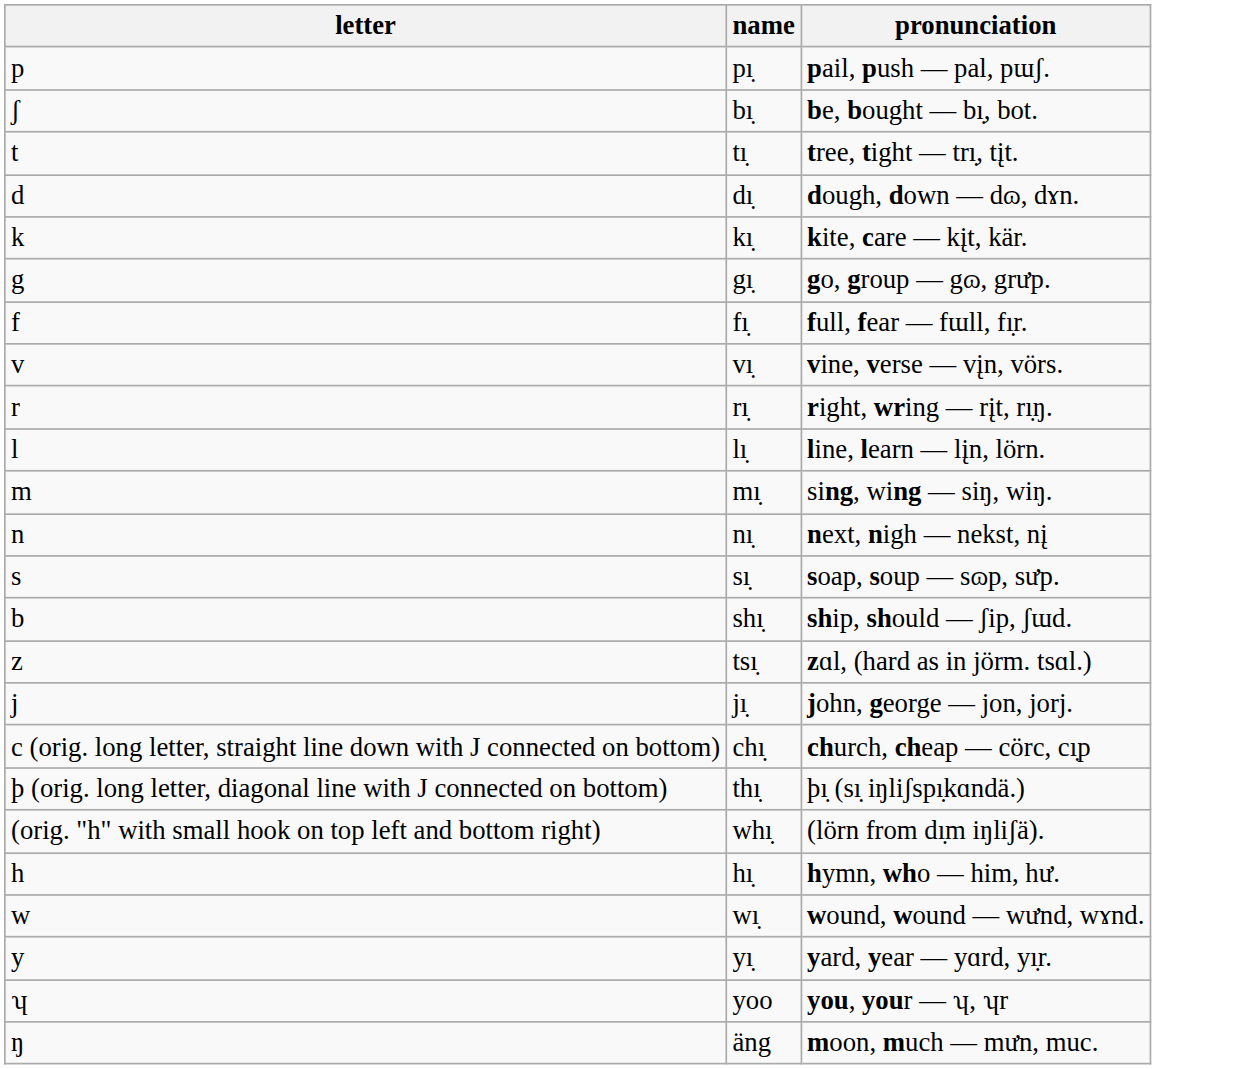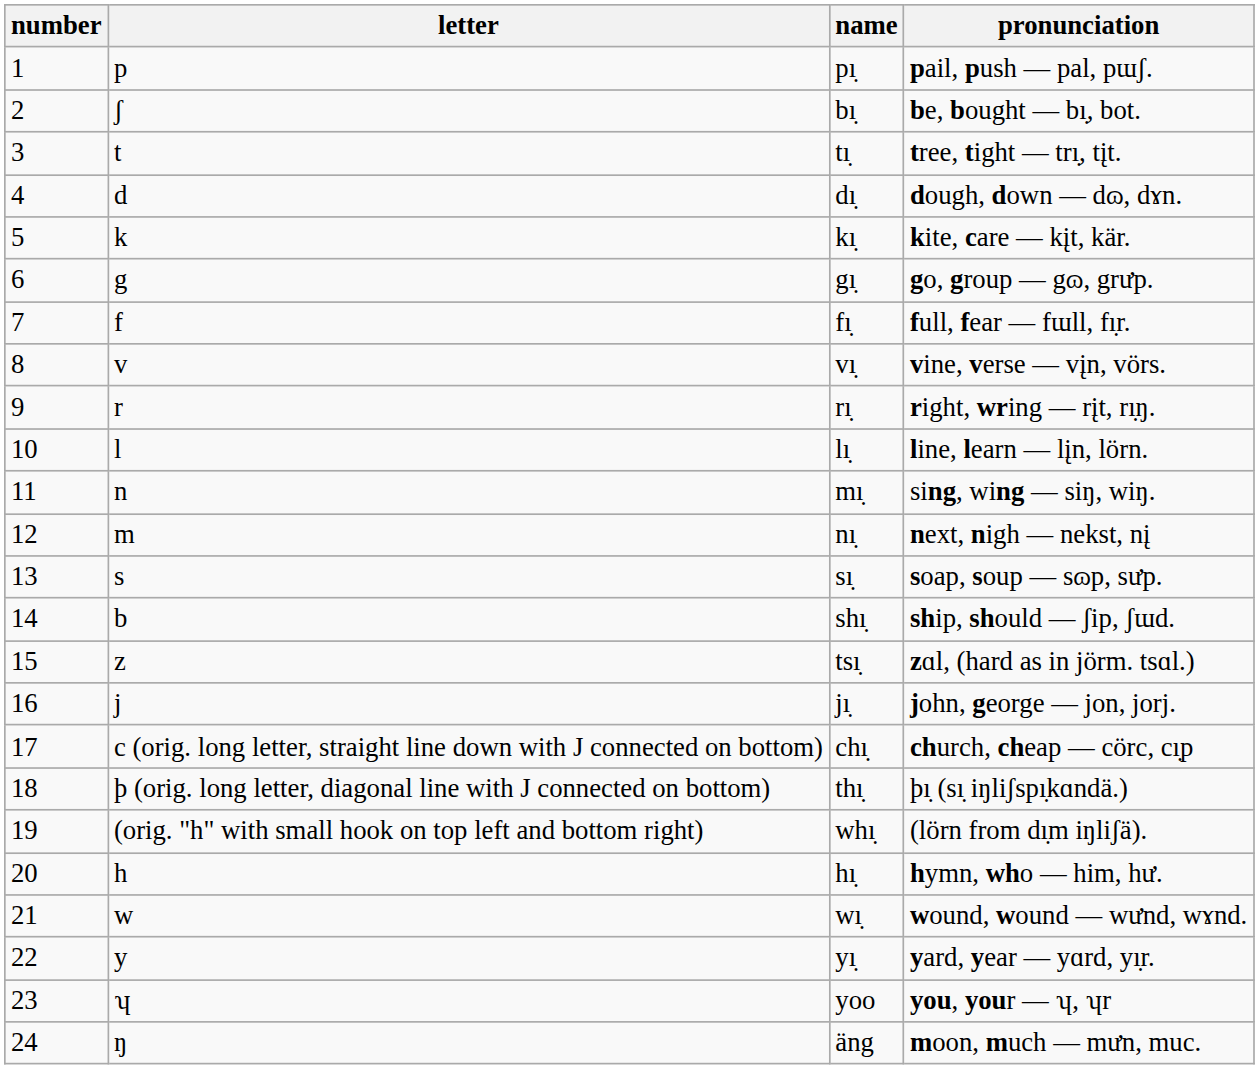+ column: (56, 25)
(21, 491) m -> (121, 491) n
(18, 534) n -> (124, 534) m
